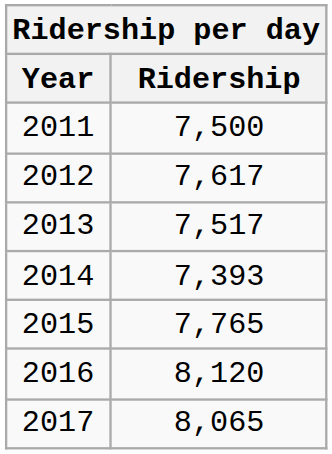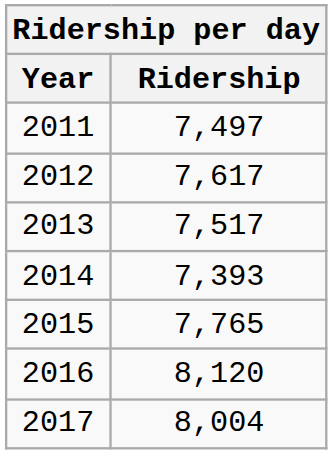(219, 128) 7,500 -> (219, 128) 7,497
(219, 423) 8,065 -> (219, 423) 8,004
